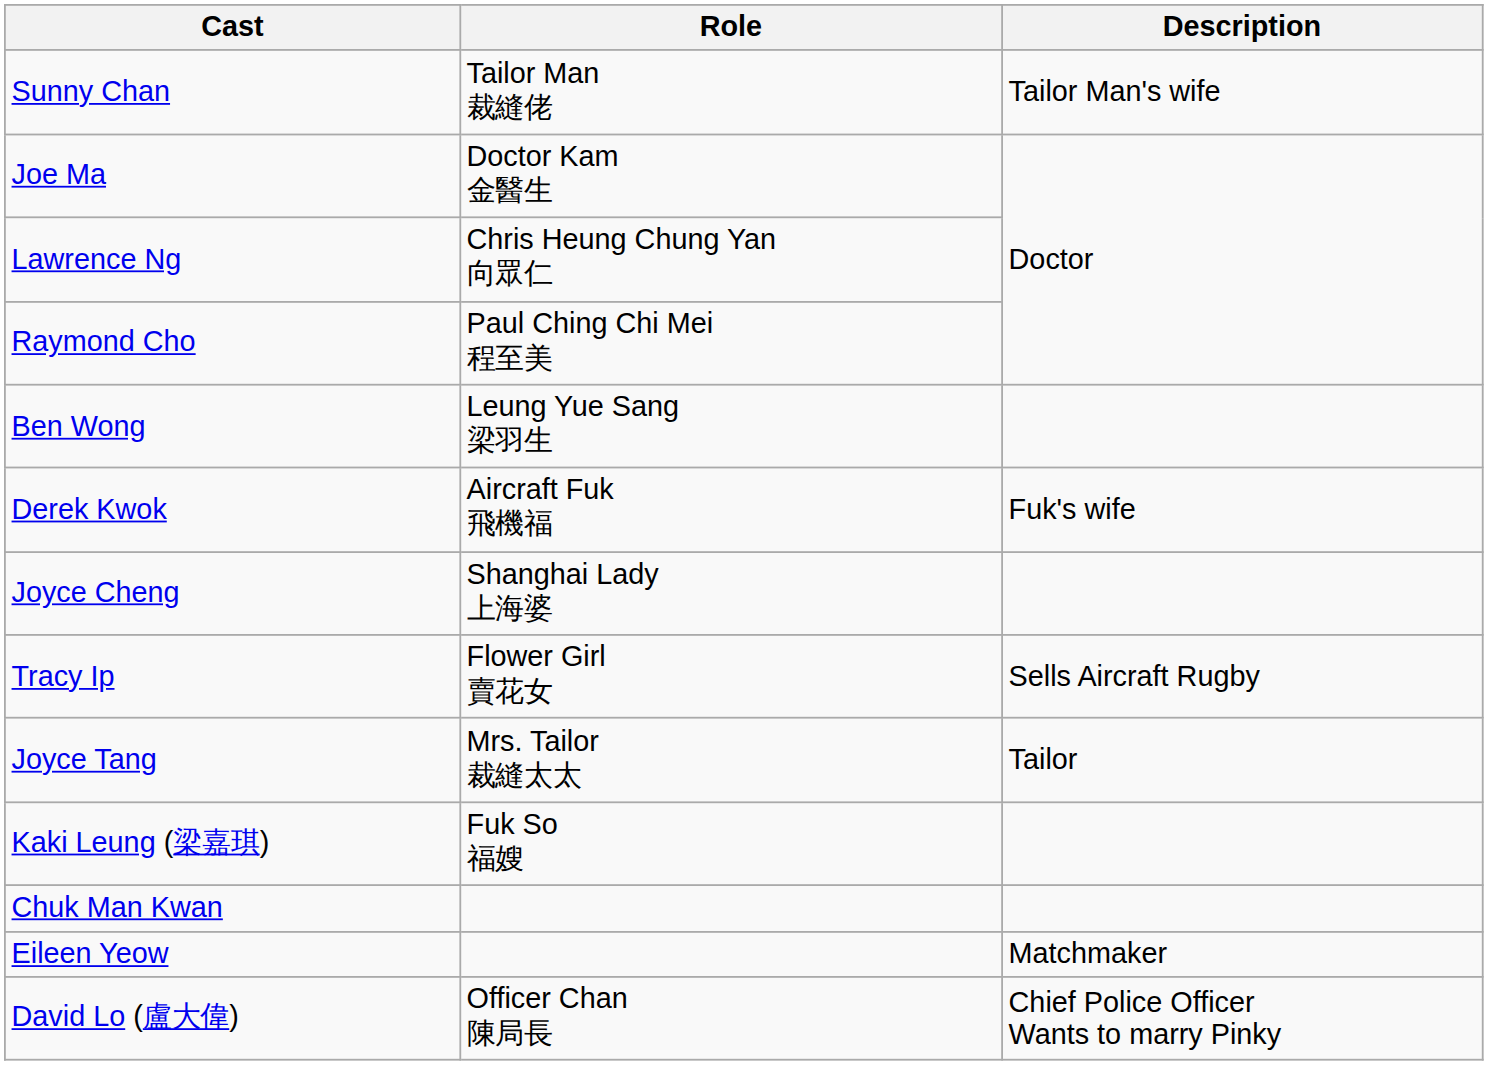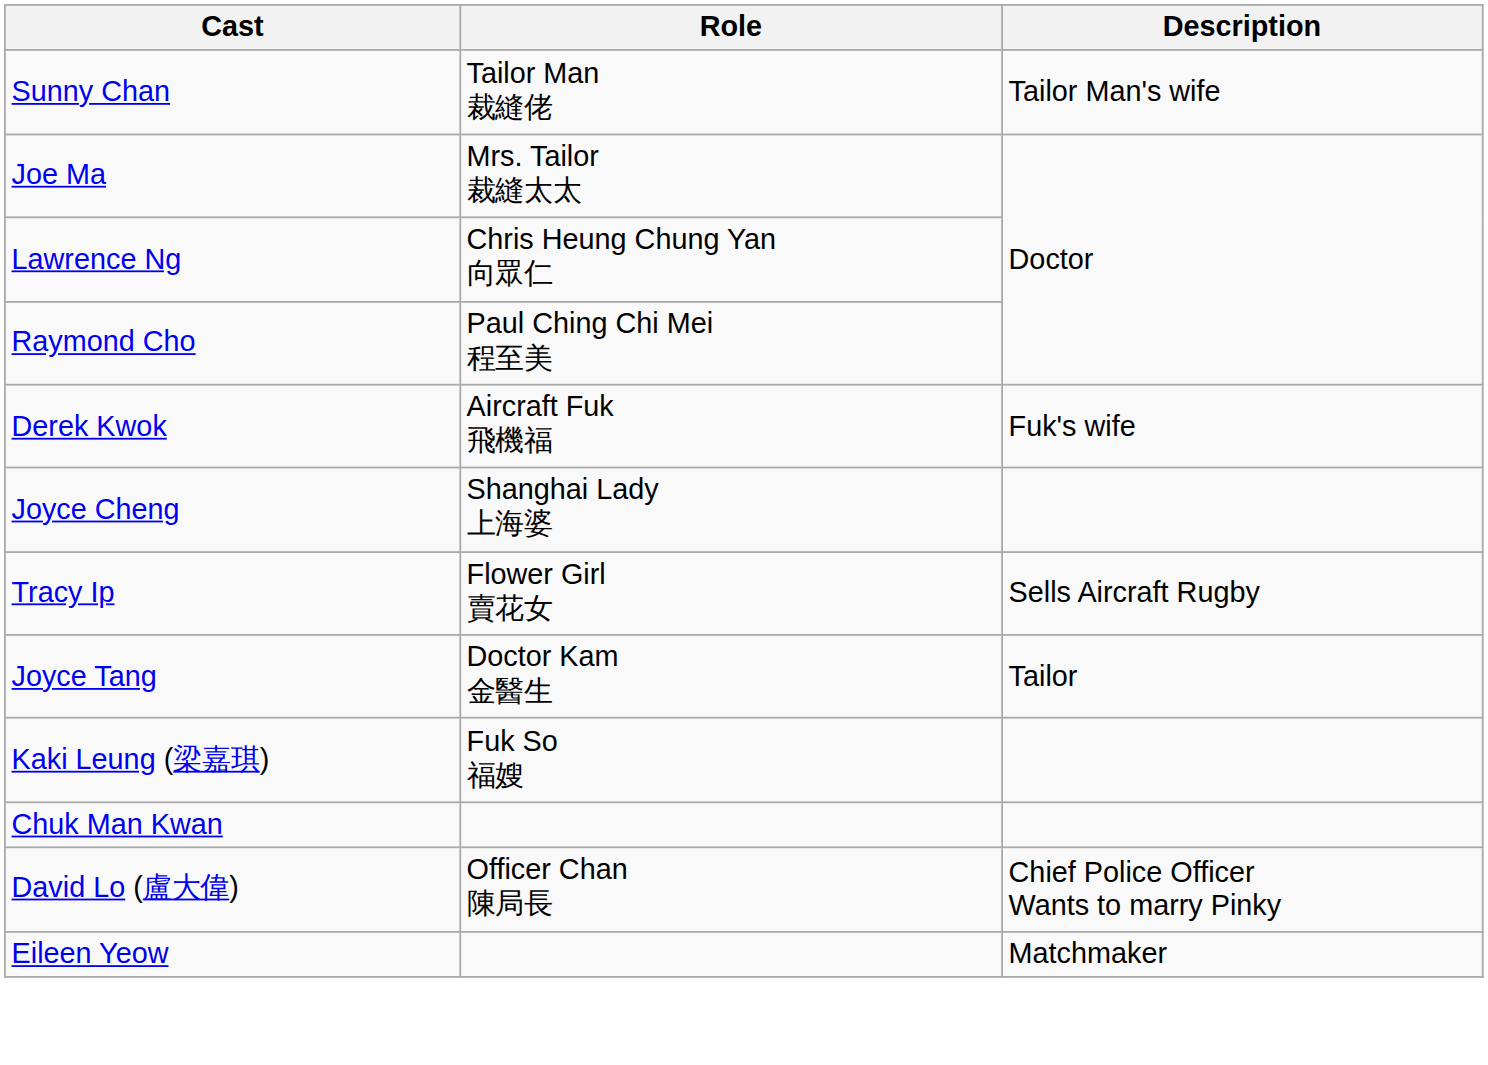(543, 173) Doctor Kam 金醫生 -> (533, 173) Mrs. Tailor 裁縫太太
- row: (79, 425)
(533, 757) Mrs. Tailor 裁縫太太 -> (543, 674) Doctor Kam 金醫生
rows swapped: (90, 953) <-> (125, 1017)
